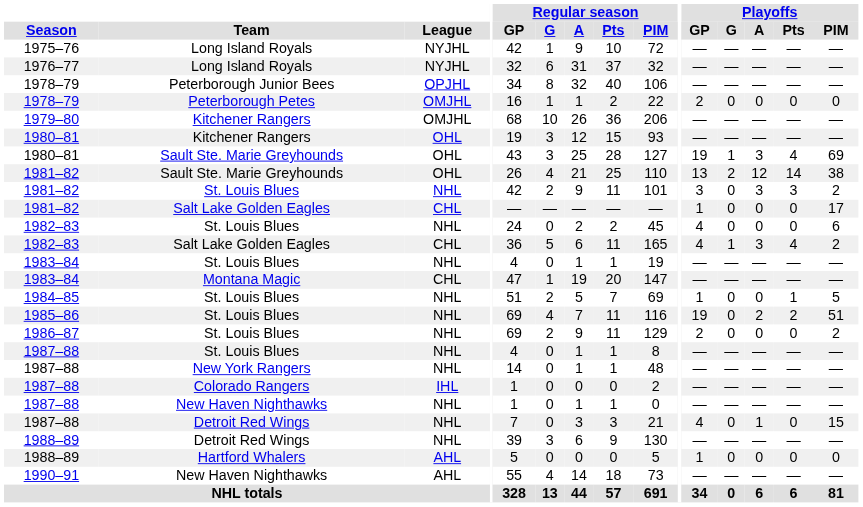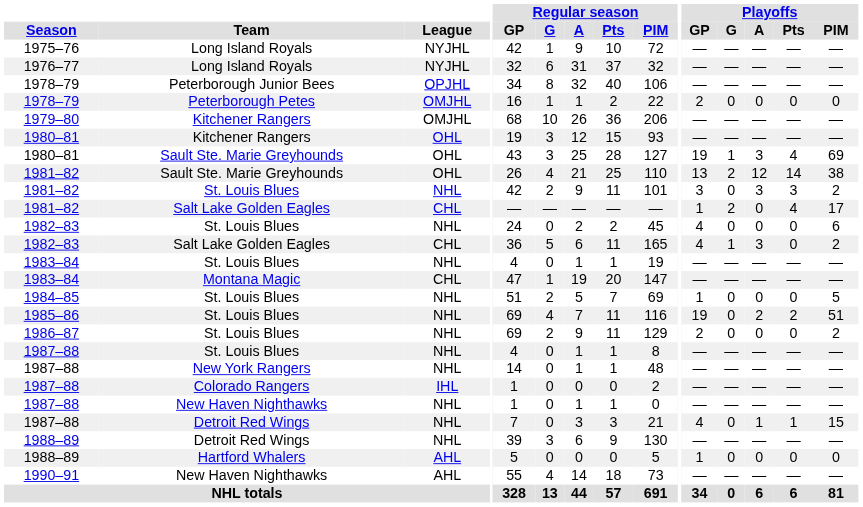(731, 208) 0 -> (731, 208) 2
(794, 208) 0 -> (794, 208) 4
(794, 244) 4 -> (794, 244) 0
(794, 297) 1 -> (794, 297) 0
(794, 422) 0 -> (794, 422) 1
